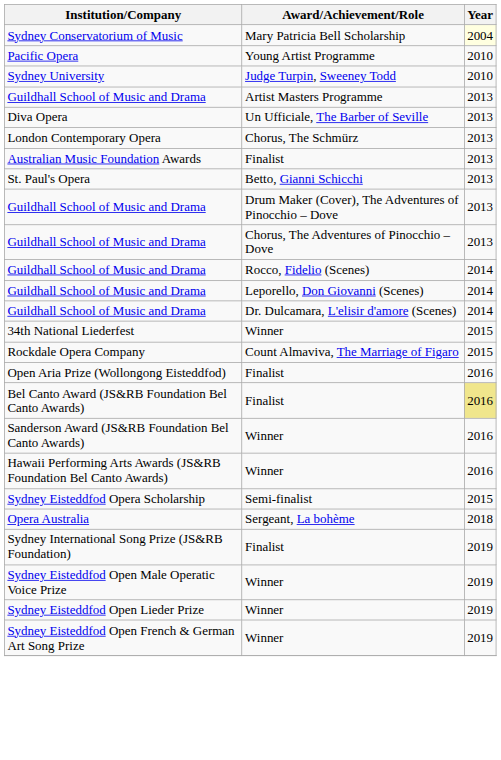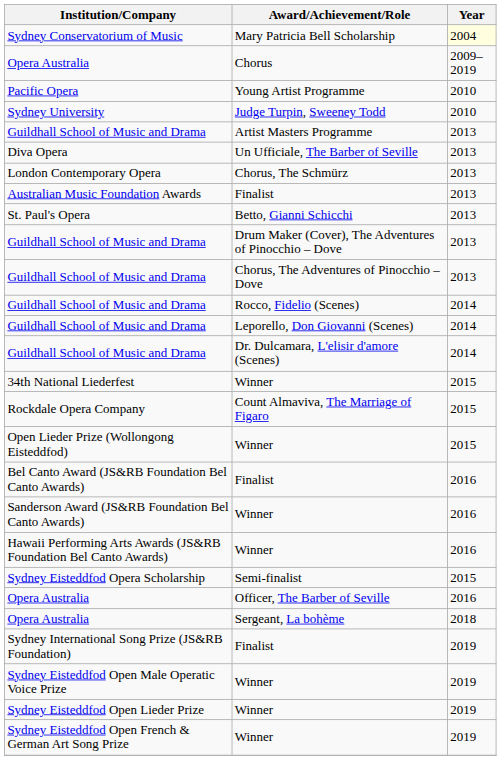+ row: (48, 63)
+ row: (91, 444)
- row: (117, 372)
(480, 400) khaki background -> (463, 479) no background
+ row: (48, 598)
